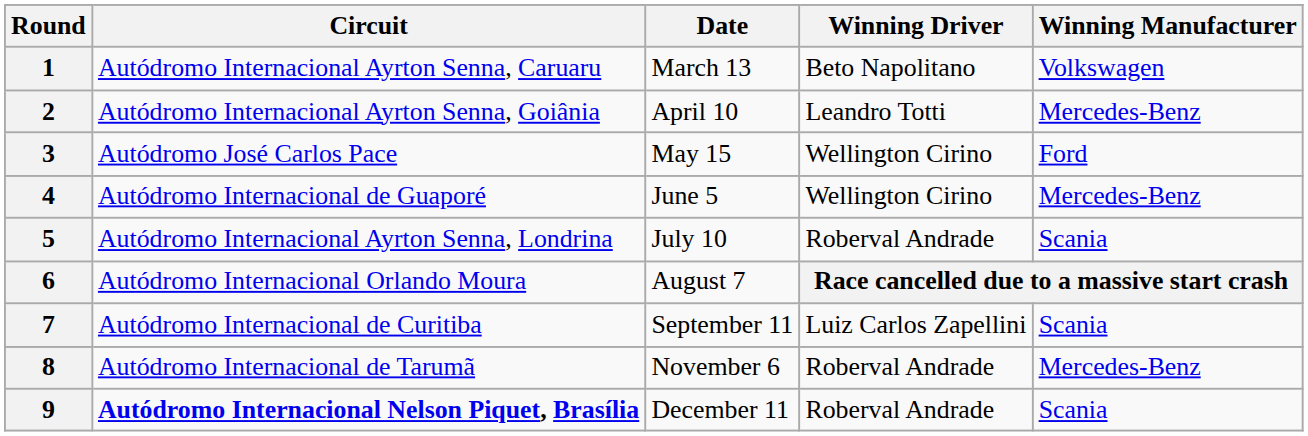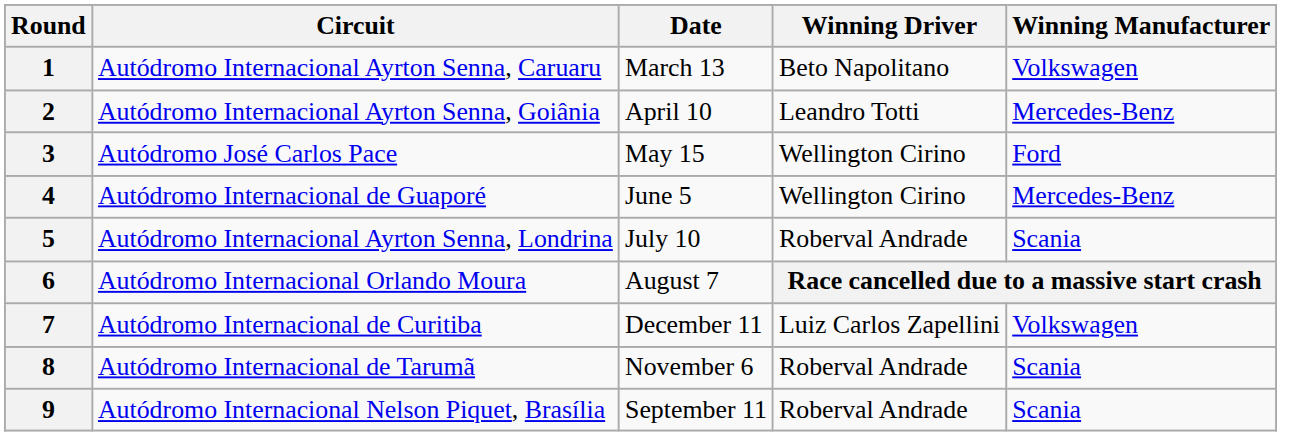(722, 323) September 11 -> (694, 323) December 11
(1073, 323) Scania -> (1075, 323) Volkswagen
(1120, 366) Mercedes-Benz -> (1047, 366) Scania
(369, 409) bold -> (352, 409) normal
(720, 409) December 11 -> (696, 409) September 11
